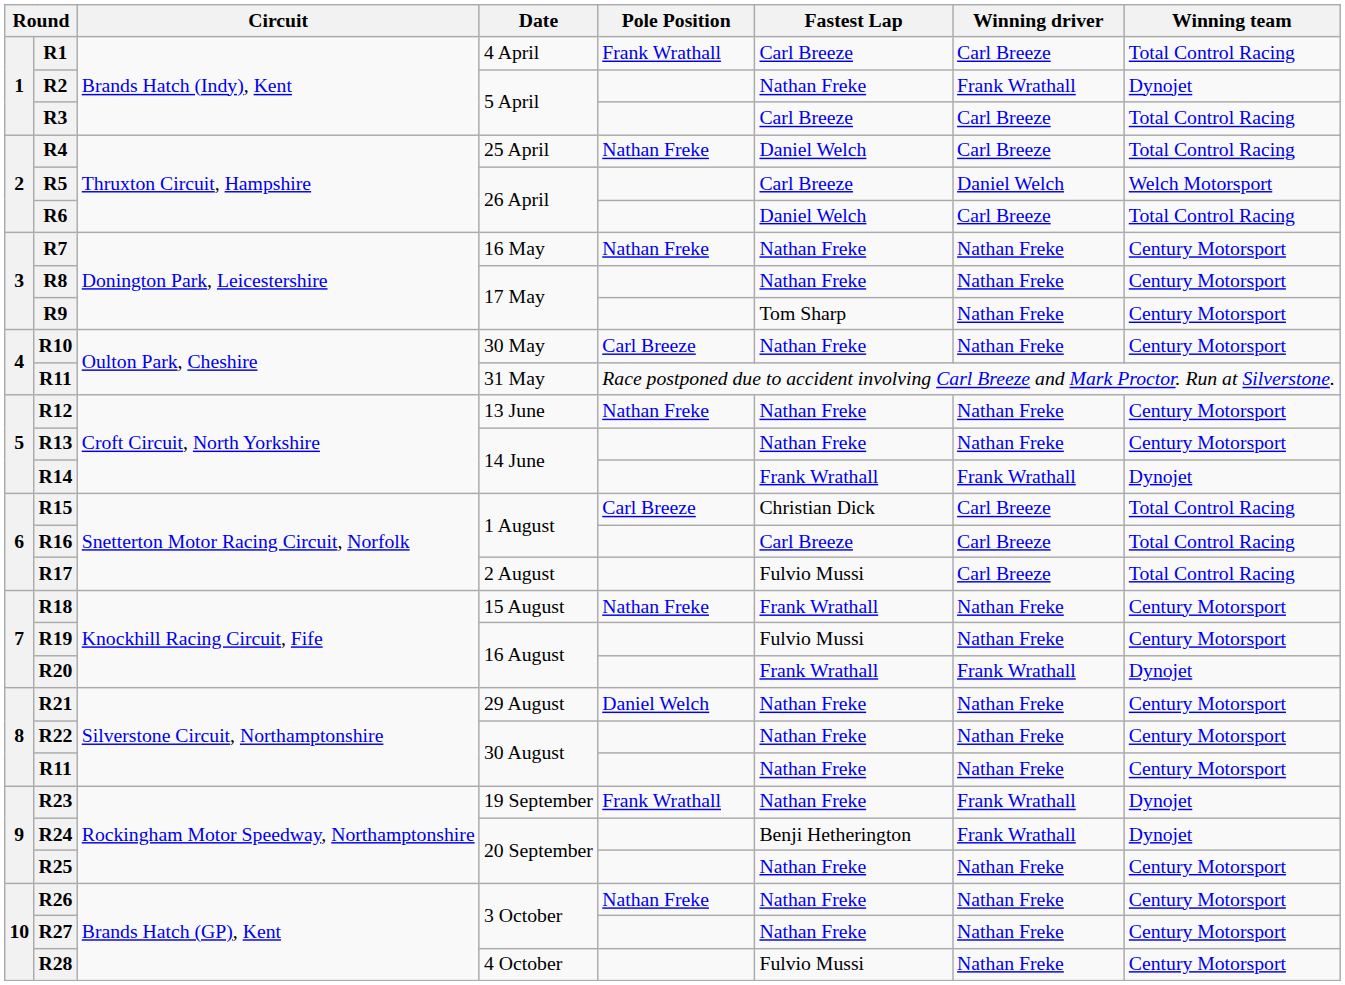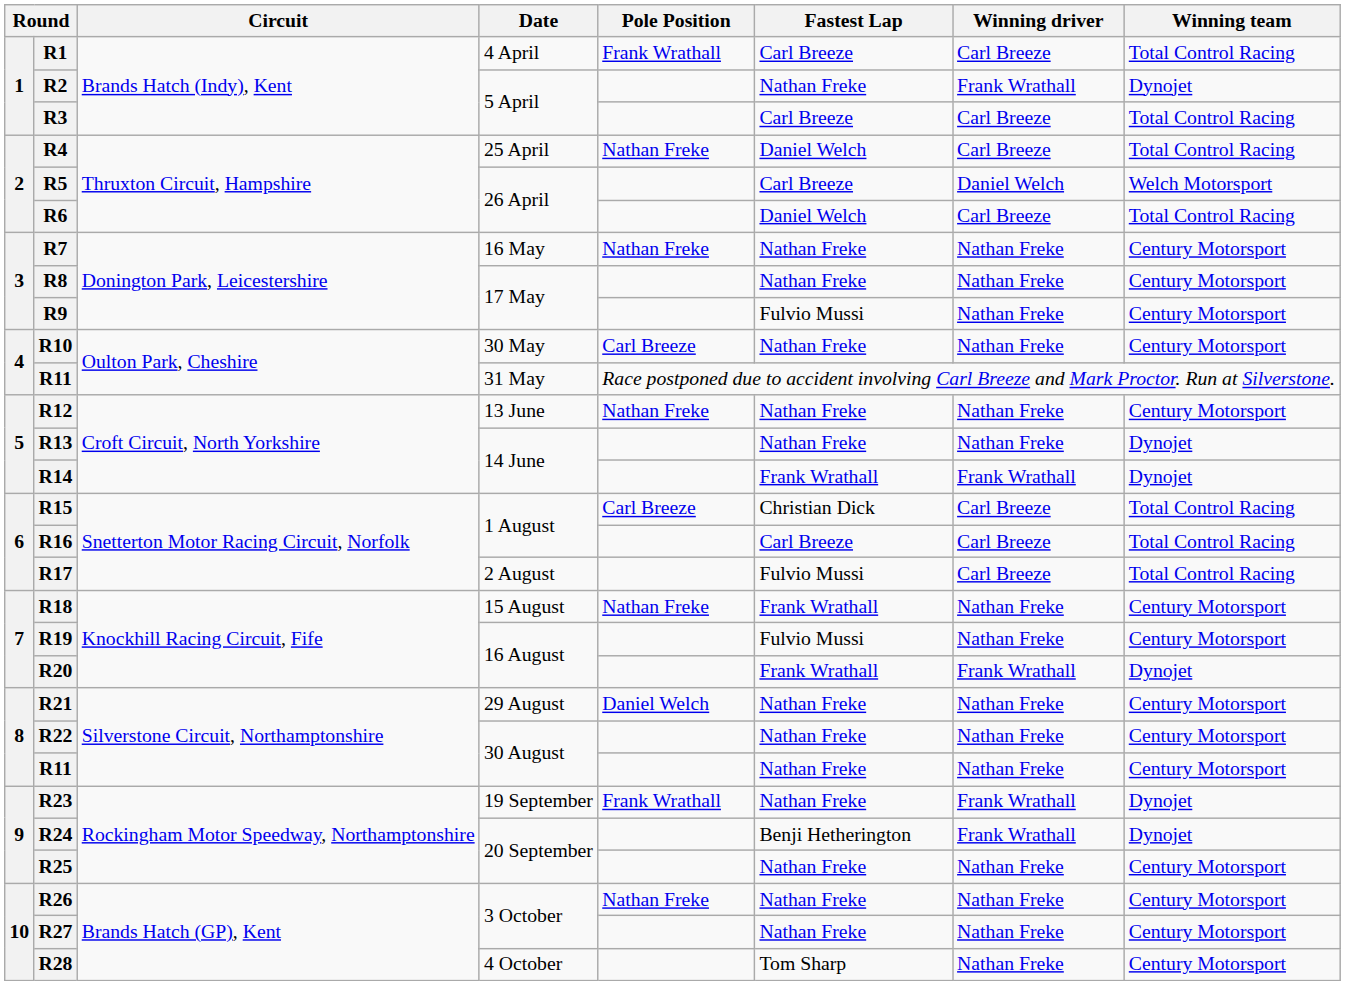(803, 313) Tom Sharp -> (812, 313) Fulvio Mussi
(1207, 443) Century Motorsport -> (1161, 443) Dynojet
(812, 963) Fulvio Mussi -> (803, 963) Tom Sharp
